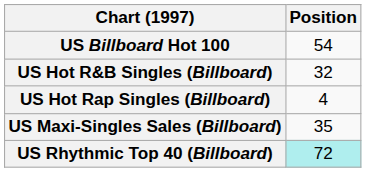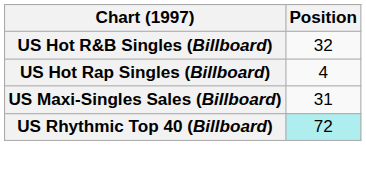- row: (145, 45)
(323, 126) 35 -> (323, 99) 31
